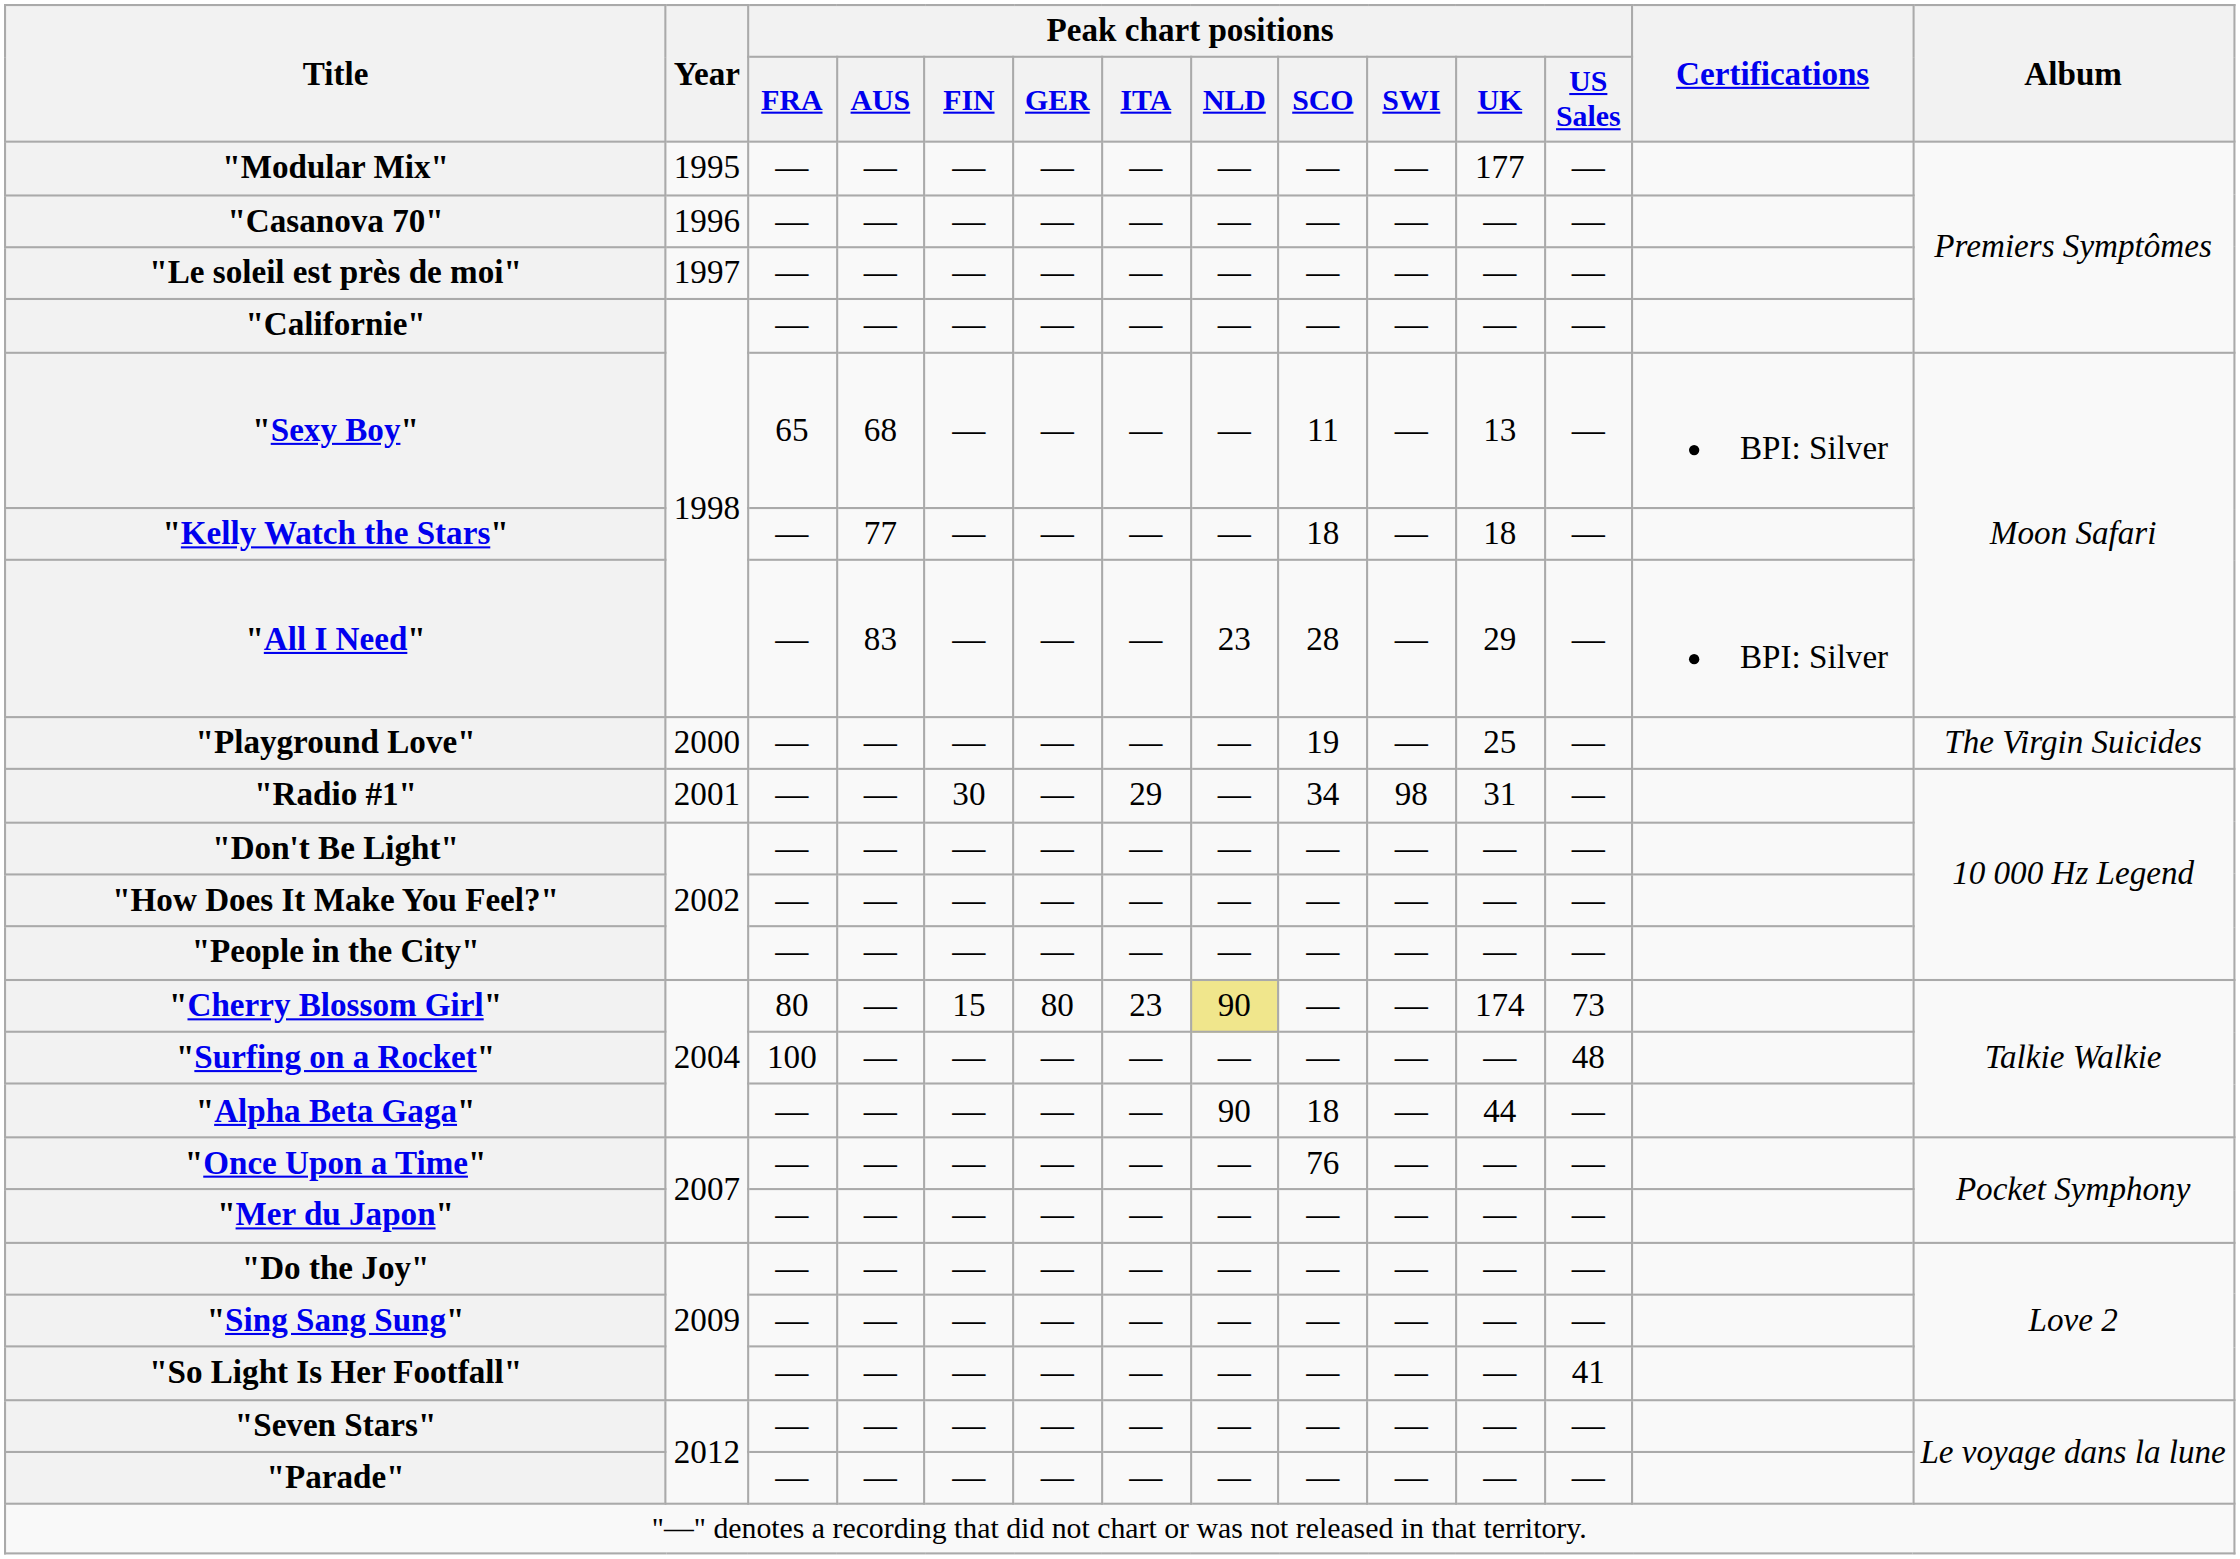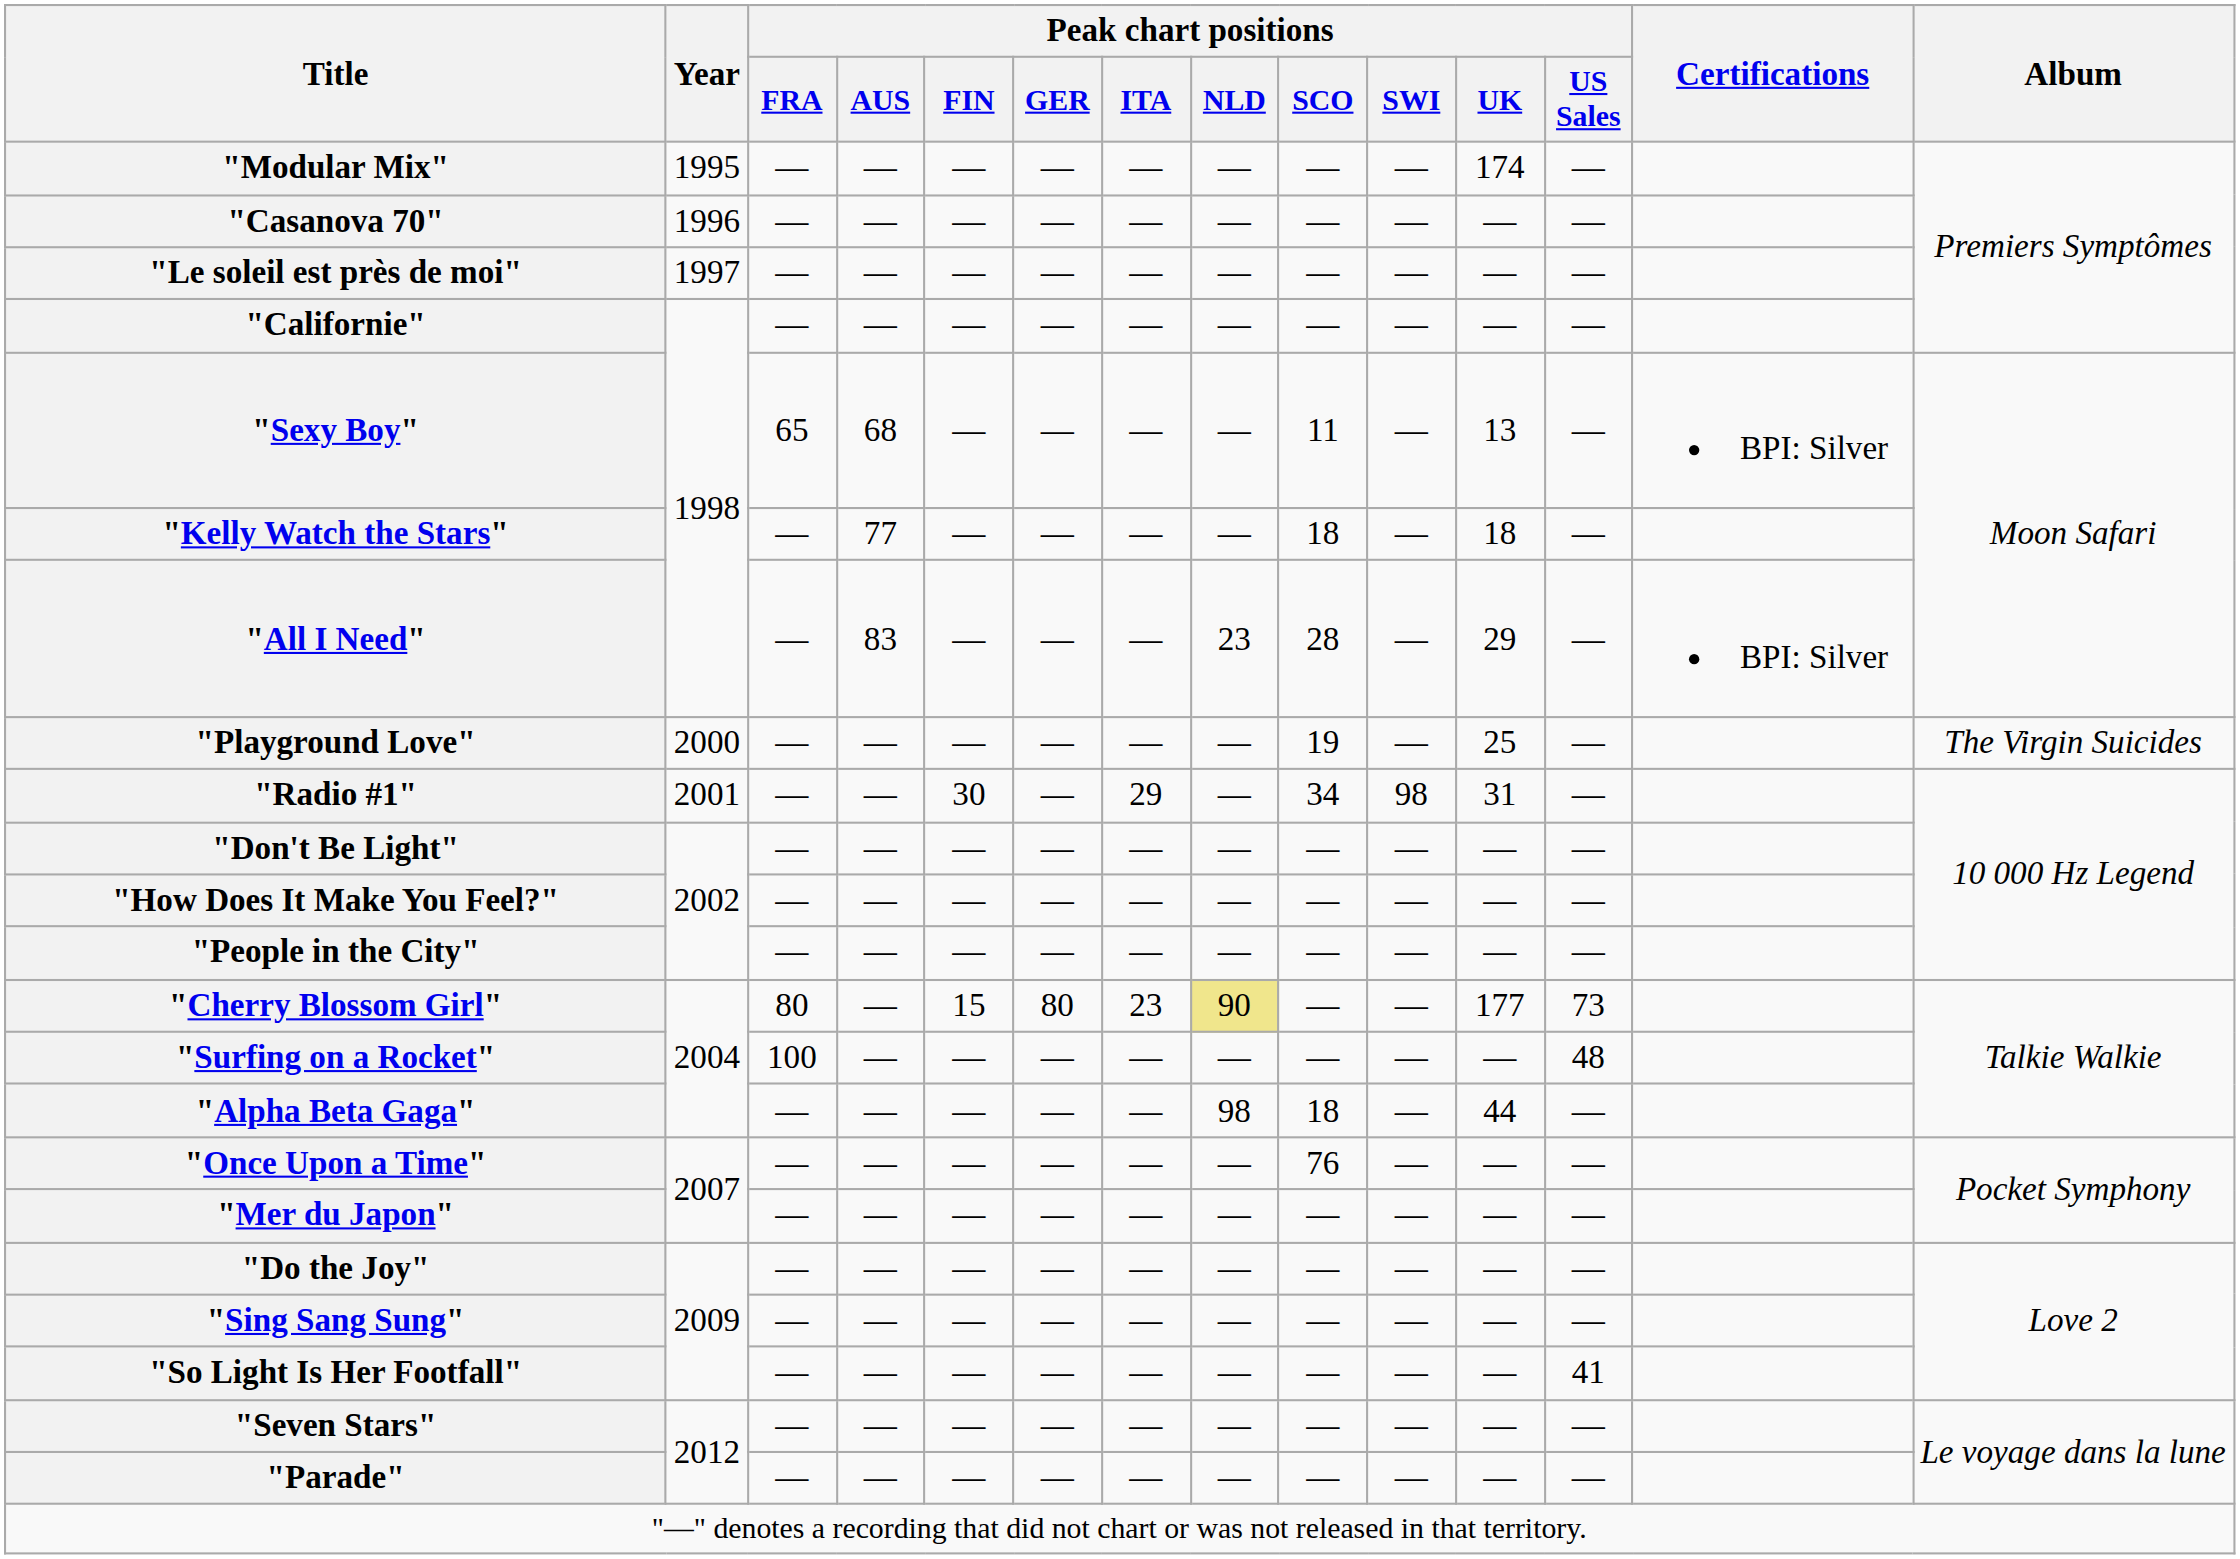(1500, 167) 177 -> (1500, 167) 174
(1500, 1004) 174 -> (1500, 1004) 177
(1234, 1110) 90 -> (1234, 1110) 98
